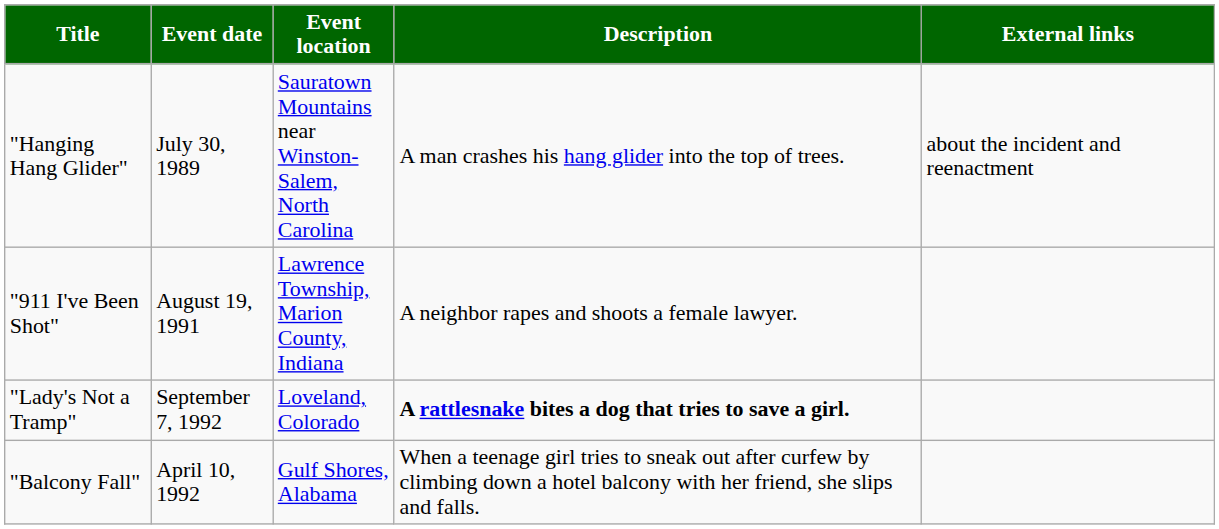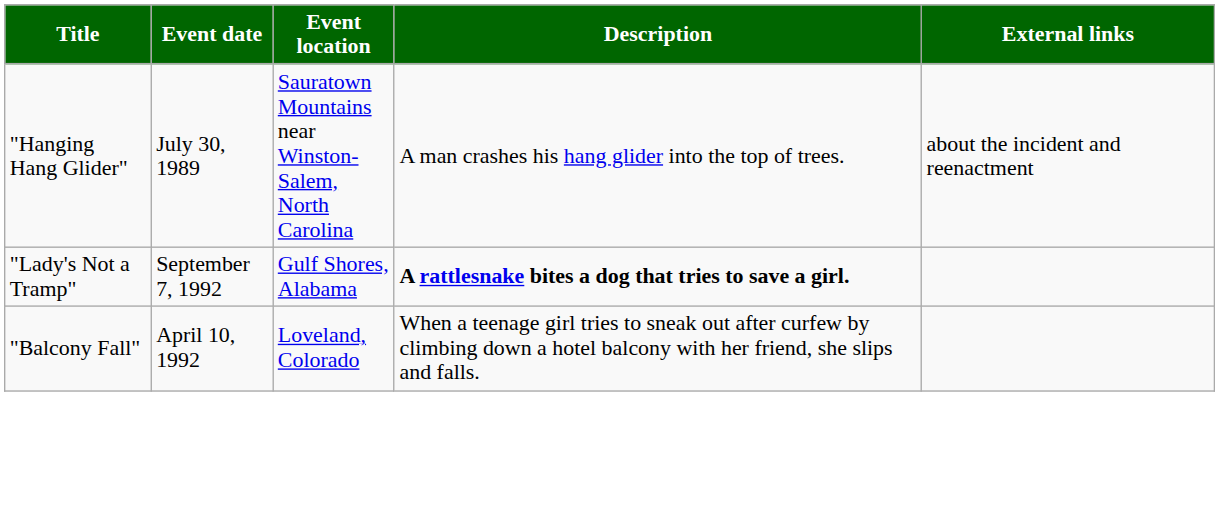- row: (74, 313)
(322, 409) Loveland, Colorado -> (333, 276) Gulf Shores, Alabama
(333, 481) Gulf Shores, Alabama -> (322, 348) Loveland, Colorado
